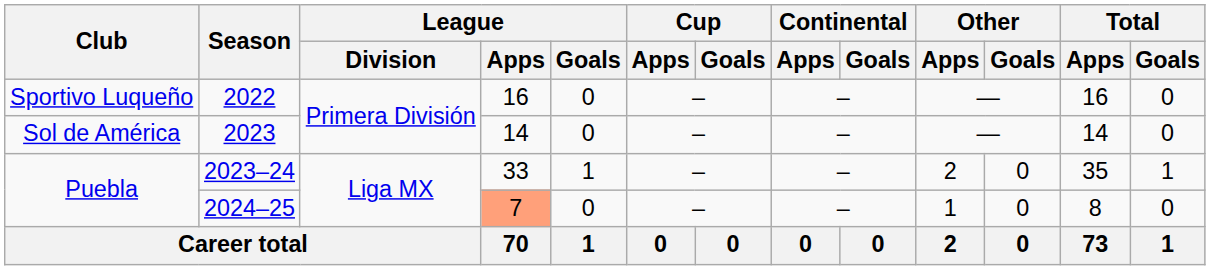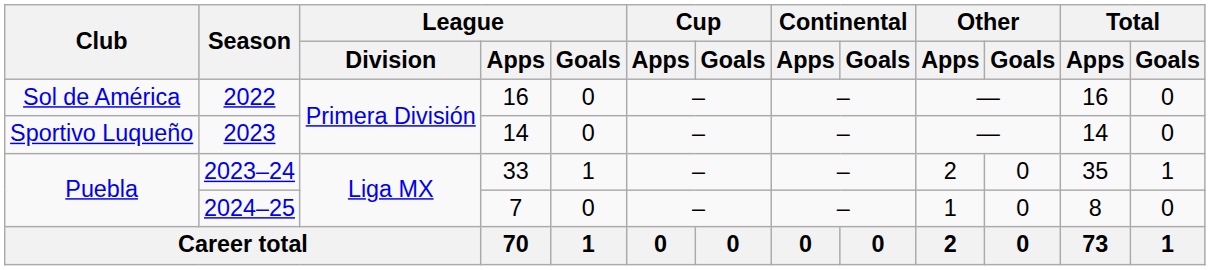(102, 97) Sportivo Luqueño -> (102, 97) Sol de América
(102, 134) Sol de América -> (102, 134) Sportivo Luqueño
(516, 208) lightsalmon background -> (516, 208) no background
